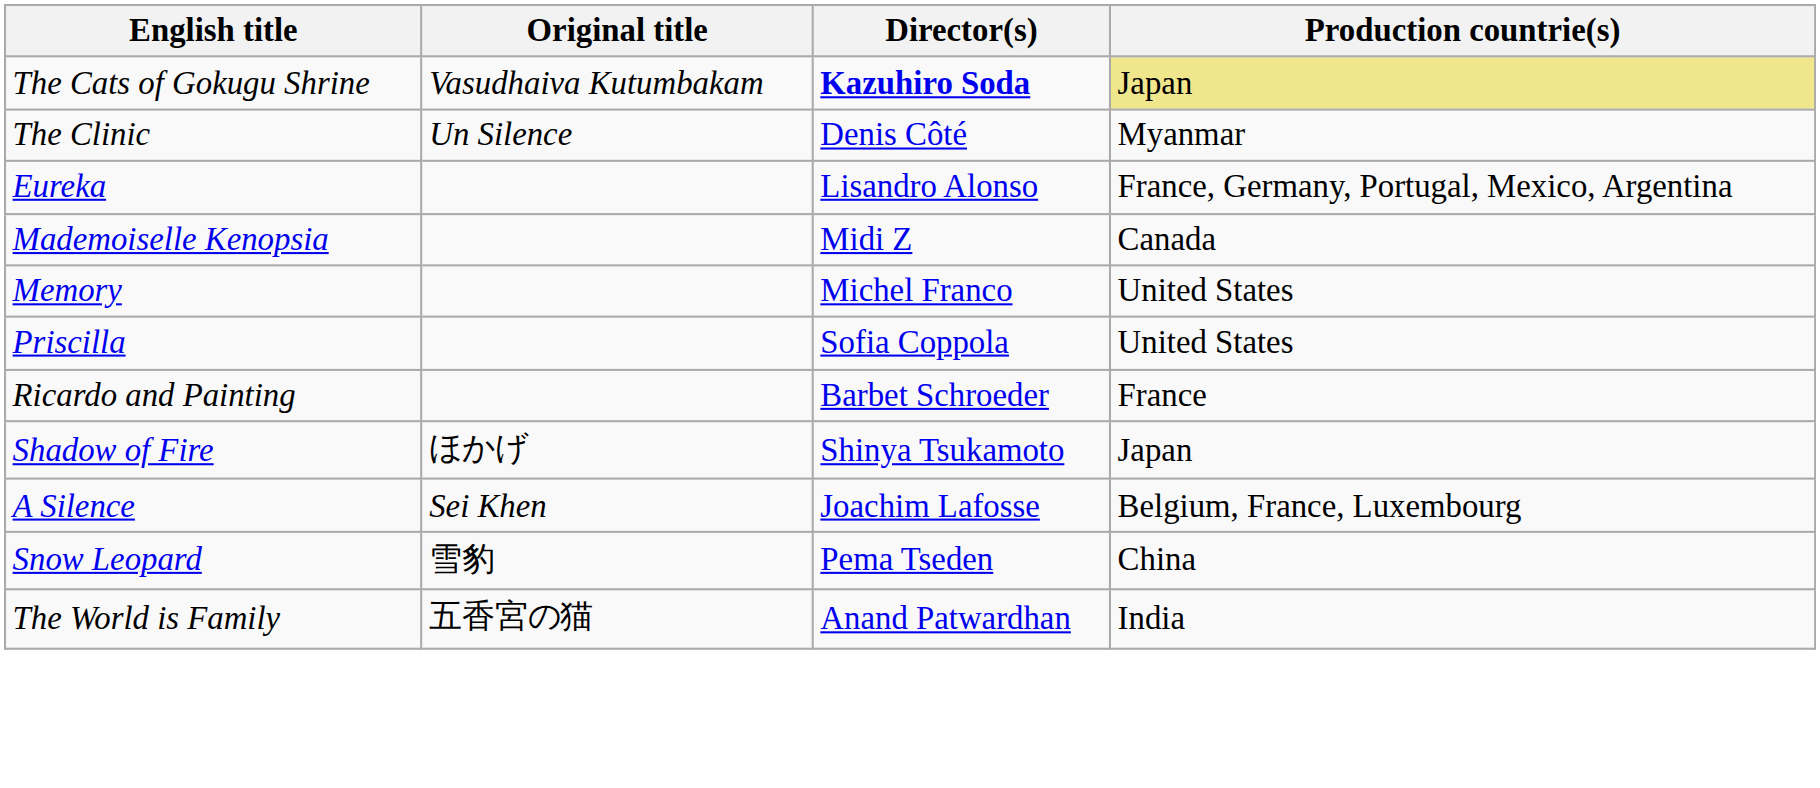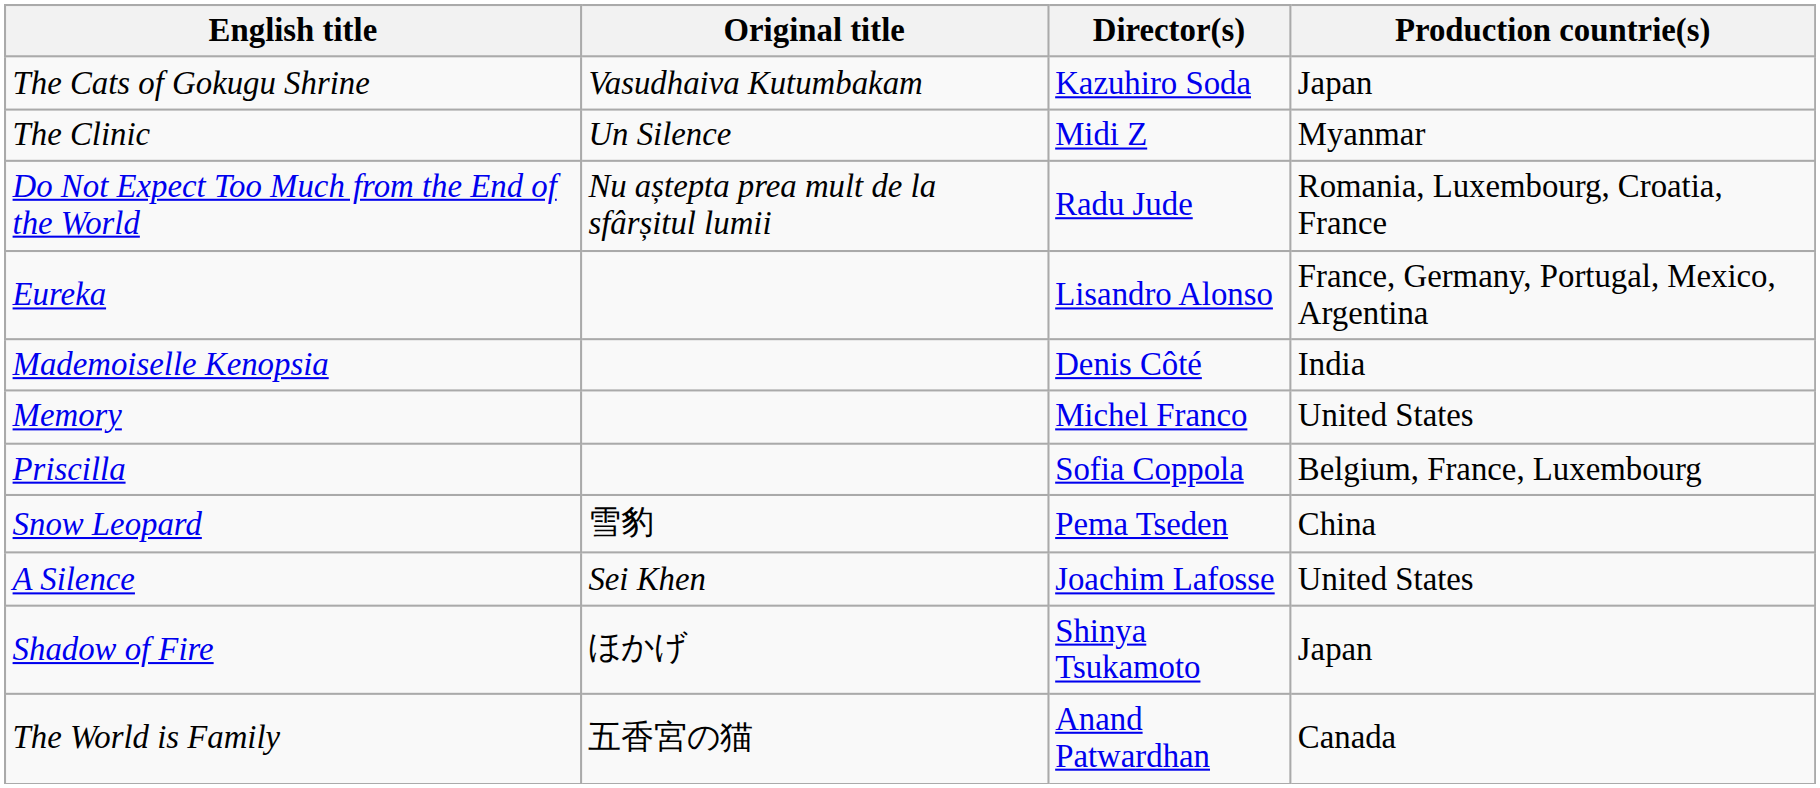(925, 82) bold -> (1153, 82) normal
(1155, 82) khaki background -> (1335, 82) no background
(894, 134) Denis Côté -> (1101, 134) Midi Z
+ row: (285, 205)
(866, 238) Midi Z -> (1129, 364) Denis Côté
(1167, 238) Canada -> (1332, 364) India
(1206, 342) United States -> (1500, 468) Belgium, France, Luxembourg
- row: (154, 394)
rows swapped: (113, 449) <-> (107, 559)
(1320, 504) Belgium, France, Luxembourg -> (1386, 578) United States
(1151, 618) India -> (1347, 738) Canada
